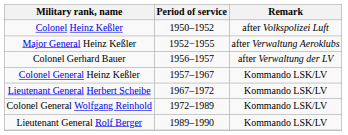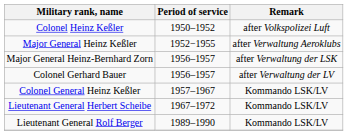+ row: (80, 59)
- row: (79, 106)
